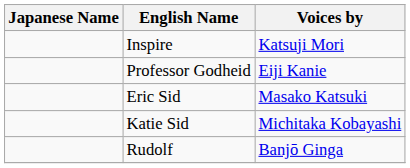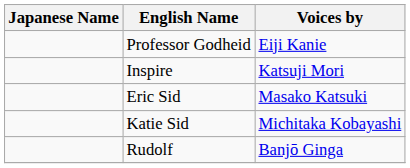rows swapped: (189, 70) <-> (150, 44)
